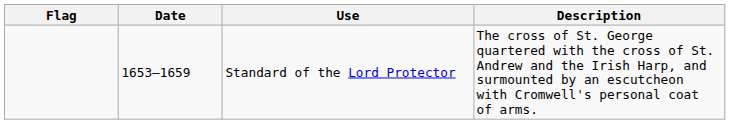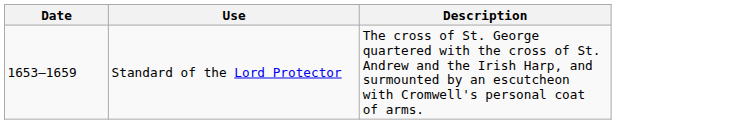- column: (61, 15)
